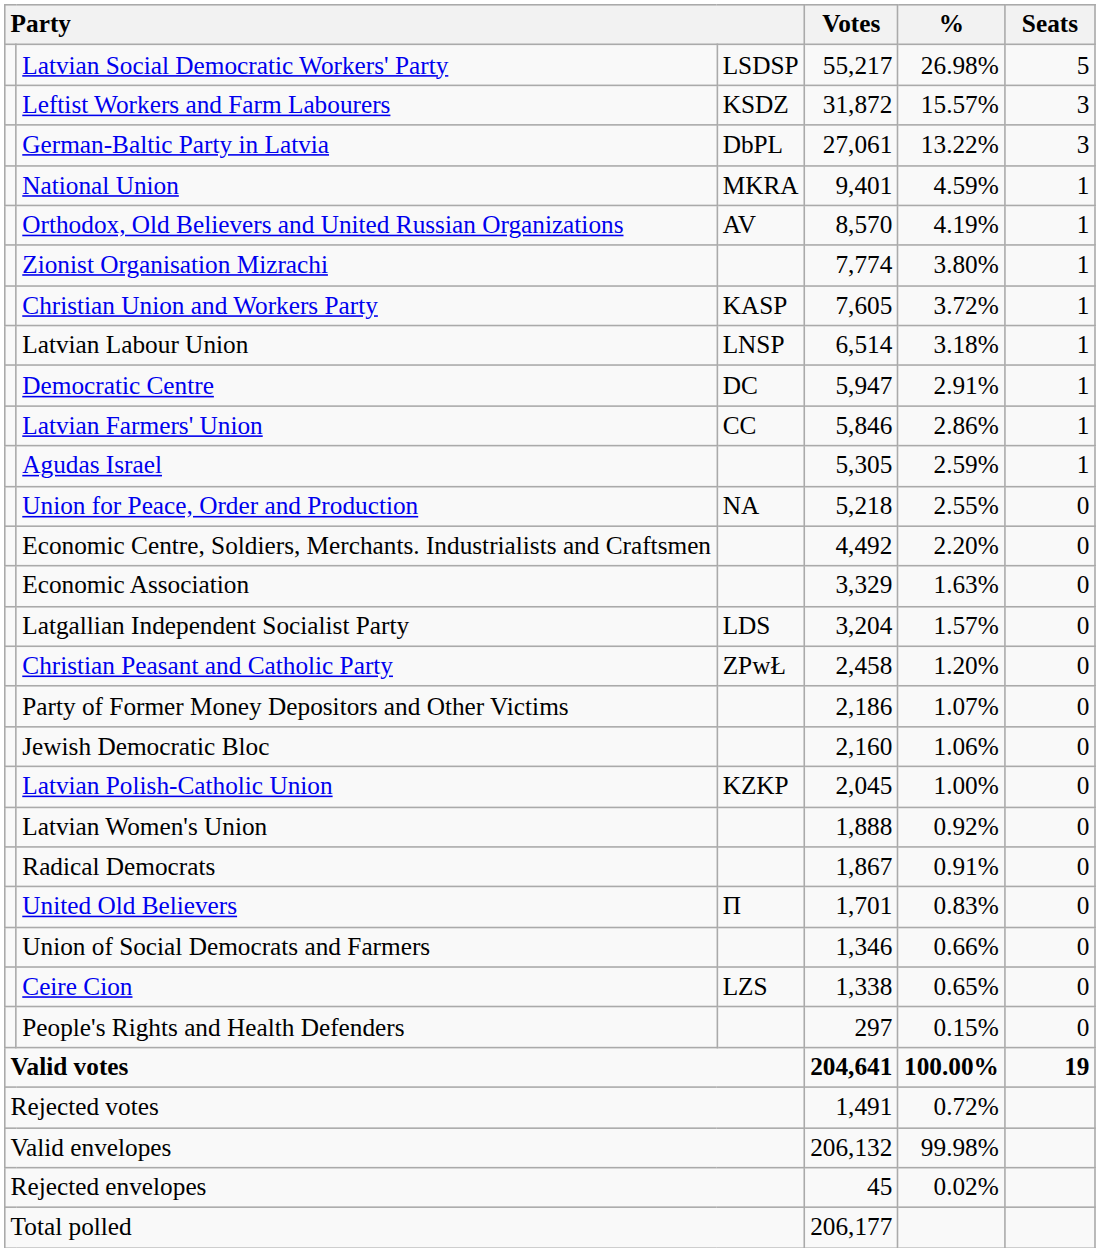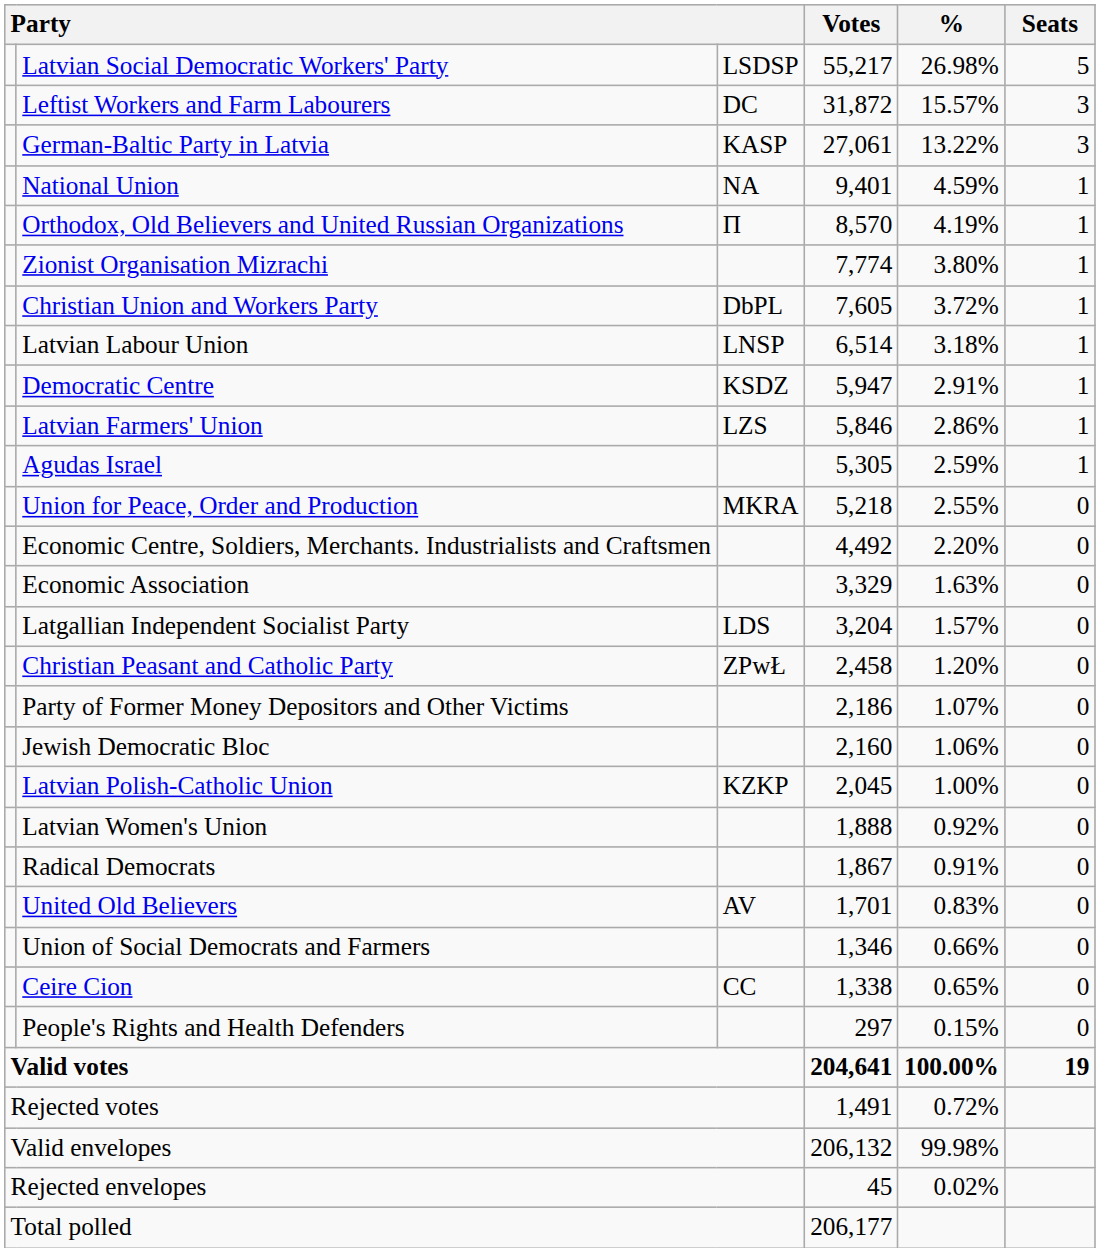(756, 104) KSDZ -> (740, 104) DC
(753, 144) DbPL -> (755, 144) KASP
(761, 184) MKRA -> (741, 184) NA
(739, 225) AV -> (732, 225) П
(755, 305) KASP -> (753, 305) DbPL
(740, 385) DC -> (756, 385) KSDZ
(740, 425) CC -> (745, 425) LZS
(741, 505) NA -> (761, 505) MKRA
(732, 906) П -> (739, 906) AV
(745, 986) LZS -> (740, 986) CC
